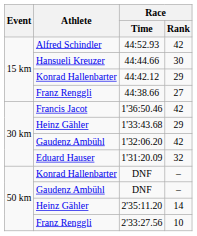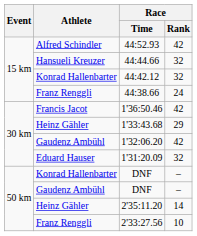(178, 61) 30 -> (178, 61) 32
(178, 77) 29 -> (178, 77) 32
(178, 93) 27 -> (178, 93) 24
